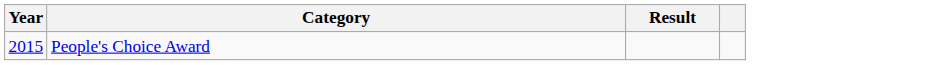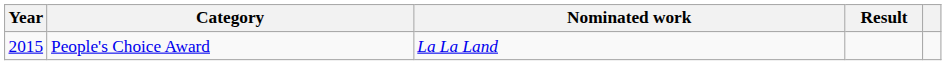+ column: (629, 18)
